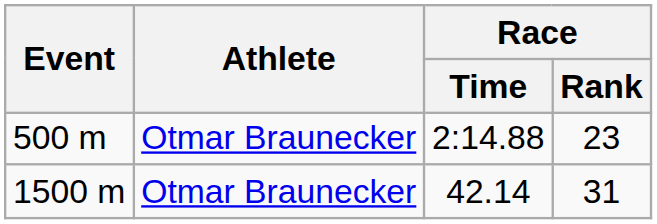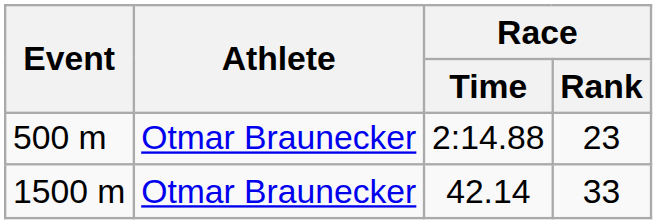(601, 192) 31 -> (601, 192) 33
